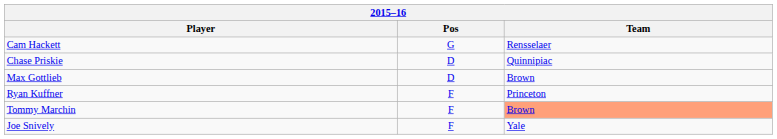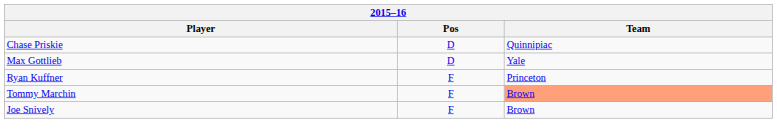- row: (34, 45)
(521, 77) Brown -> (516, 61) Yale
(516, 126) Yale -> (521, 110) Brown
